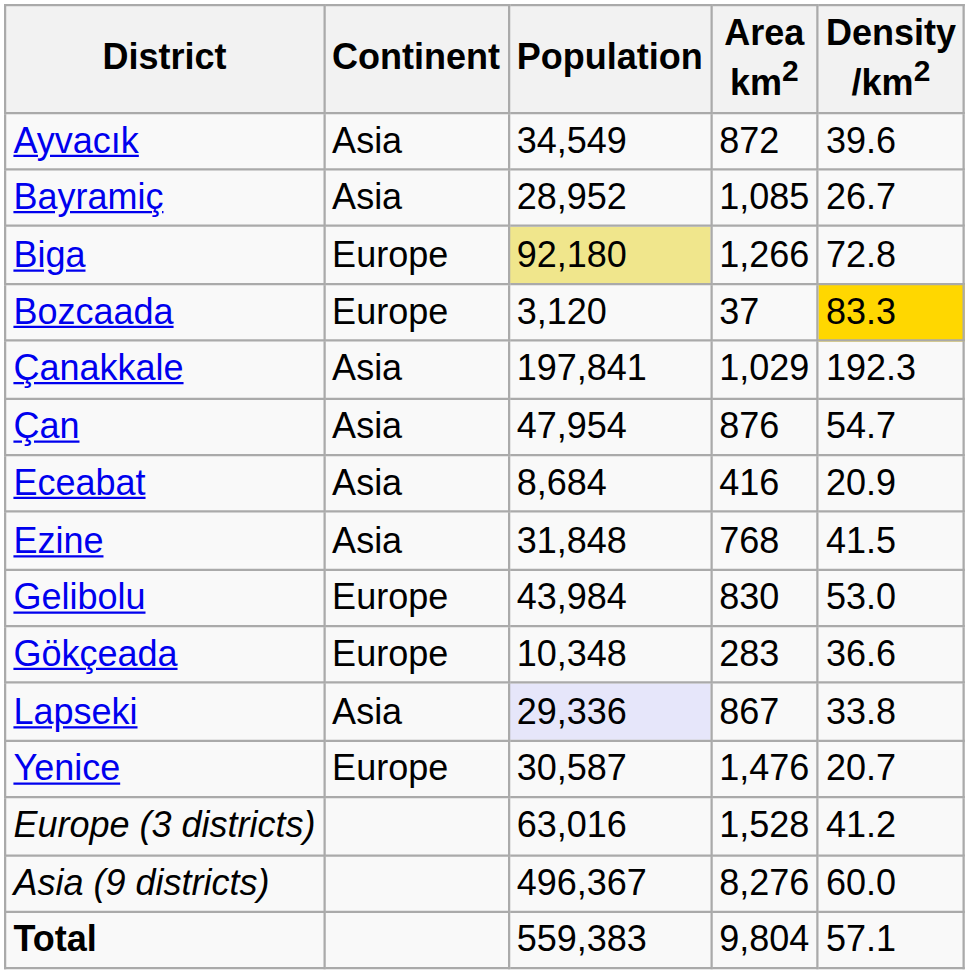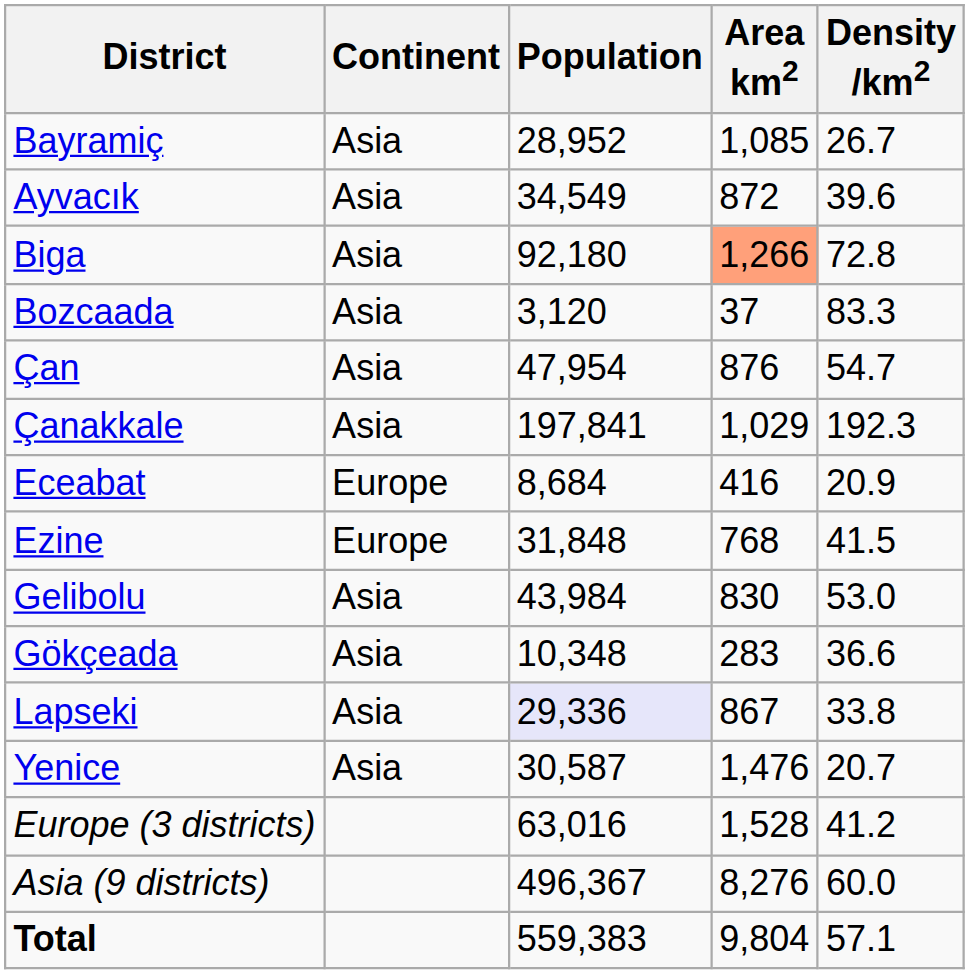rows swapped: (76, 140) <-> (88, 197)
(390, 254) Europe -> (367, 254) Asia
(572, 254) khaki background -> (572, 254) no background
(764, 254) no background -> (764, 254) lightsalmon background
(390, 311) Europe -> (367, 311) Asia
(861, 311) gold background -> (861, 311) no background
rows swapped: (46, 425) <-> (98, 368)
(367, 482) Asia -> (390, 482) Europe
(367, 540) Asia -> (390, 540) Europe
(390, 597) Europe -> (367, 597) Asia
(390, 654) Europe -> (367, 654) Asia
(390, 768) Europe -> (367, 768) Asia
